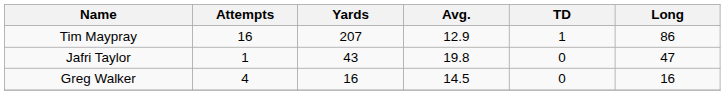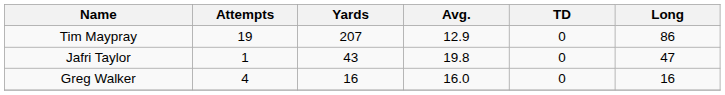(245, 36) 16 -> (245, 36) 19
(562, 36) 1 -> (562, 36) 0
(456, 79) 14.5 -> (456, 79) 16.0
